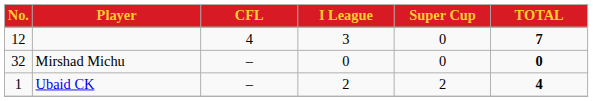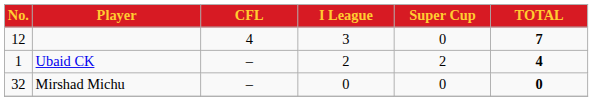rows swapped: (18, 61) <-> (18, 84)
